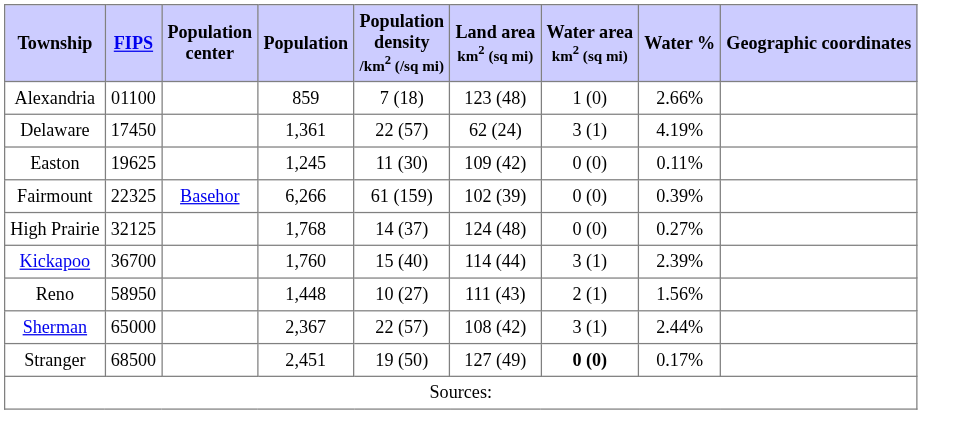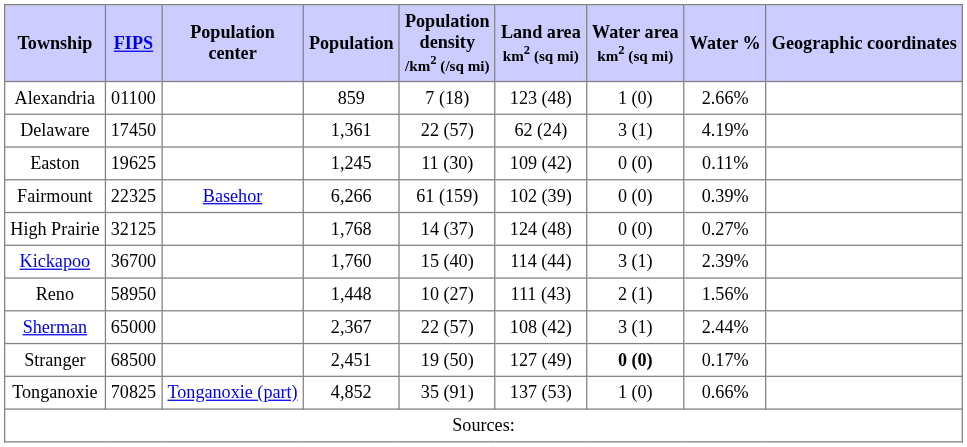+ row: (55, 392)
